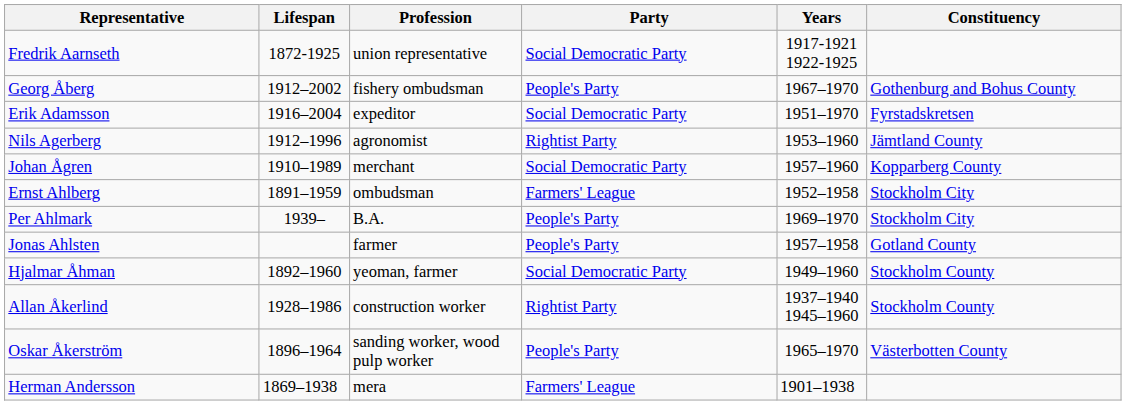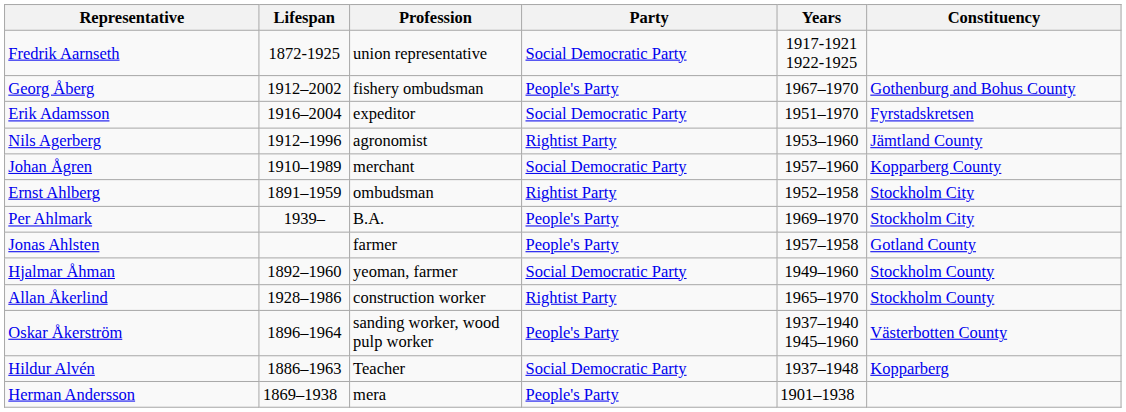(580, 192) Farmers' League -> (571, 192) Rightist Party
(821, 306) 1937–1940 1945–1960 -> (821, 297) 1965–1970
(821, 351) 1965–1970 -> (821, 332) 1937–1940 1945–1960
+ row: (52, 368)
(580, 386) Farmers' League -> (572, 394) People's Party
